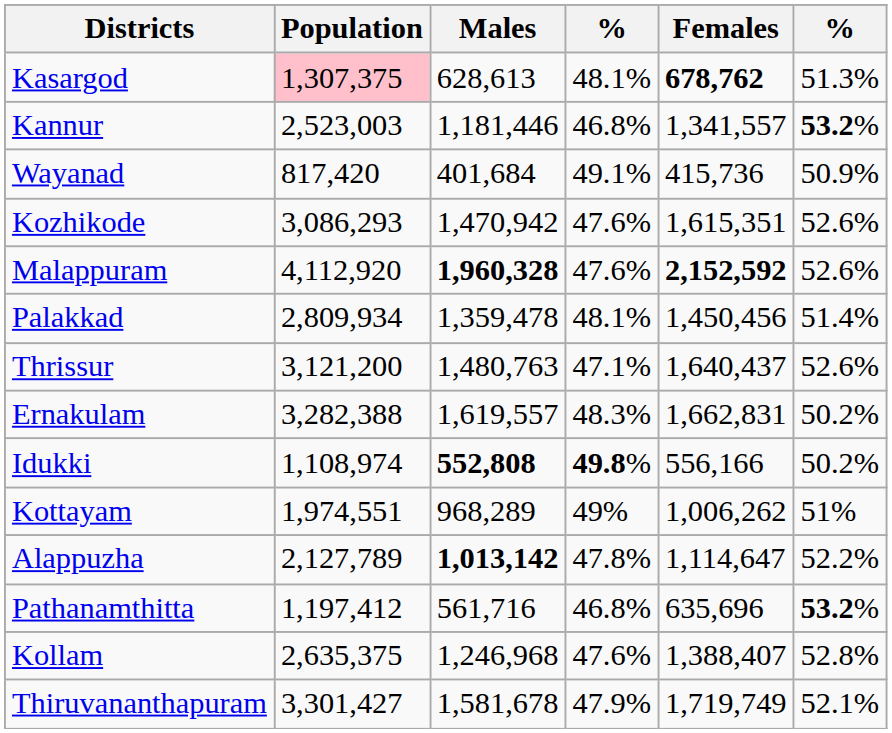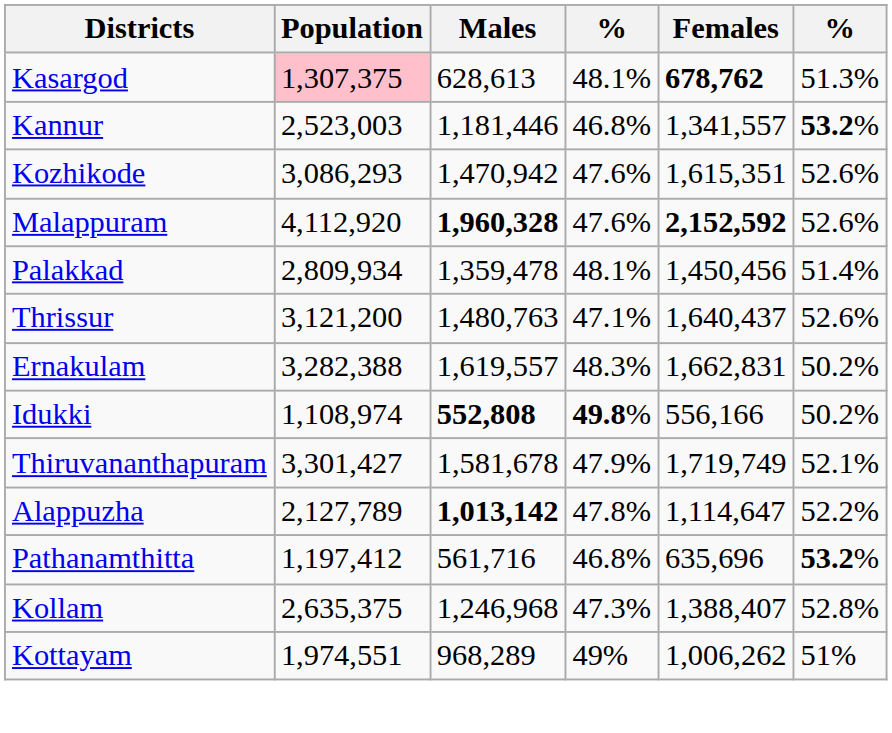- row: (68, 173)
rows swapped: (72, 510) <-> (139, 703)
(612, 655) 47.6% -> (612, 607) 47.3%
